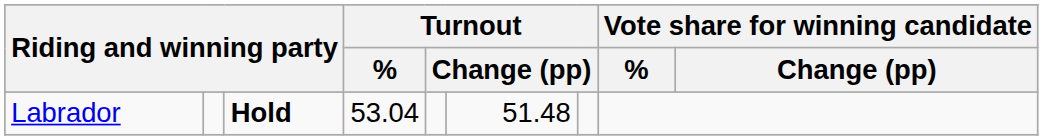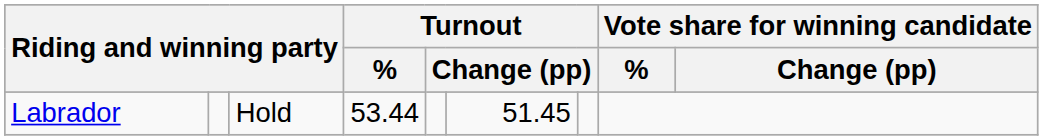(261, 112) bold -> (264, 112) normal
(385, 112) 53.04 -> (385, 112) 53.44
(537, 112) 51.48 -> (537, 112) 51.45
